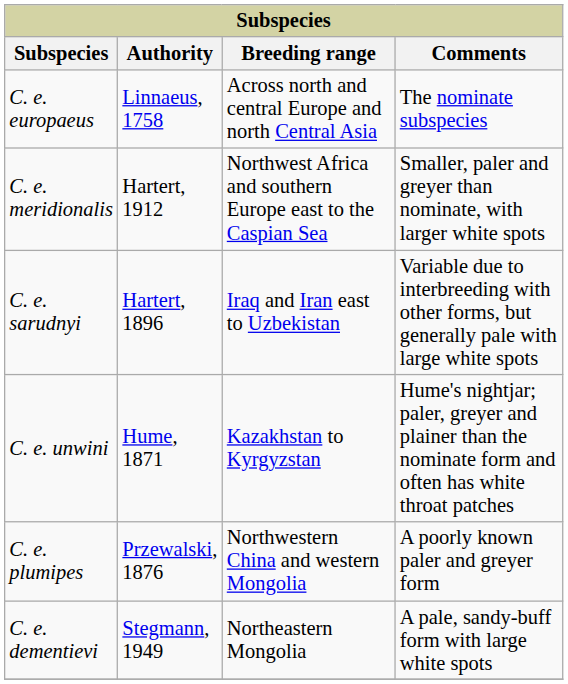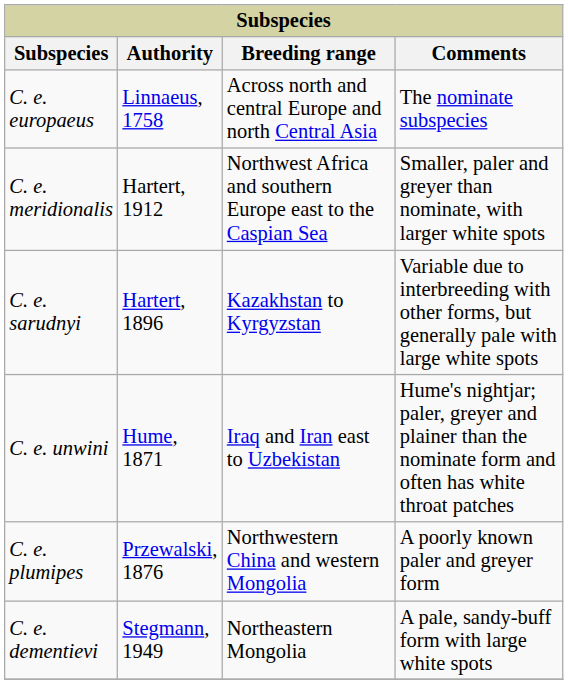(298, 311) Iraq and Iran east to Uzbekistan -> (285, 311) Kazakhstan to Kyrgyzstan
(285, 448) Kazakhstan to Kyrgyzstan -> (298, 448) Iraq and Iran east to Uzbekistan
